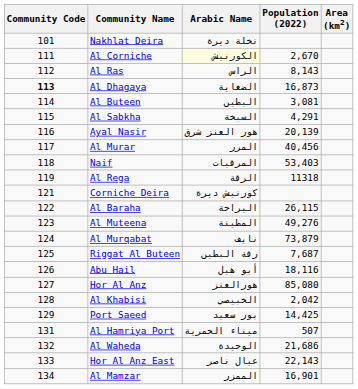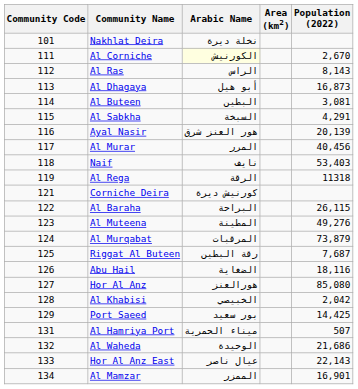columns swapped: (337, 19) <-> (290, 19)
(46, 86) bold -> (46, 86) normal
(238, 86) الضغاية -> (238, 86) أبو هيل
(235, 162) المرقبات -> (247, 162) نايف
(247, 239) نايف -> (235, 239) المرقبات
(238, 269) أبو هيل -> (238, 269) الضغاية
